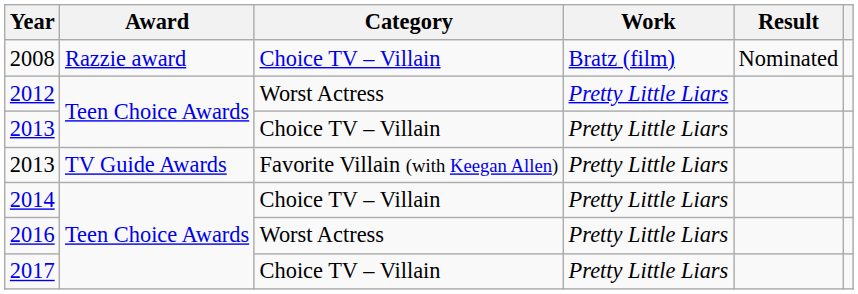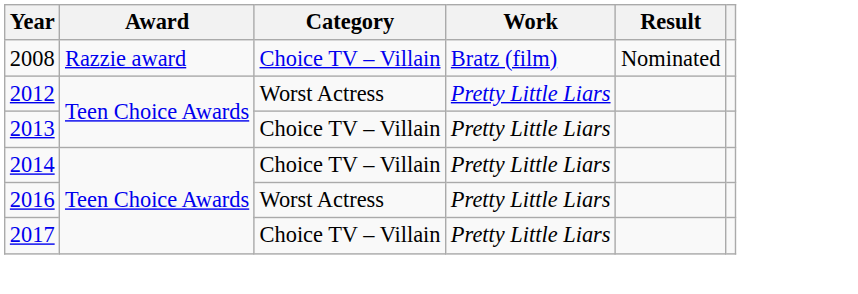- row: (32, 164)
